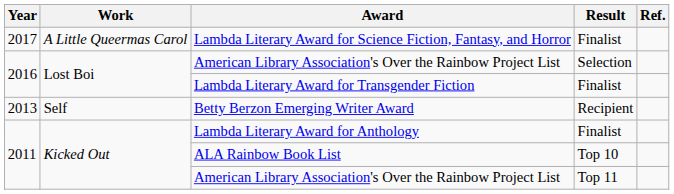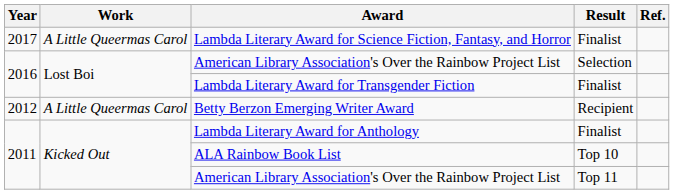(22, 108) 2013 -> (22, 108) 2012
(55, 108) Self -> (115, 108) A Little Queermas Carol
